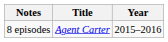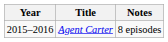columns swapped: (138, 12) <-> (29, 12)
